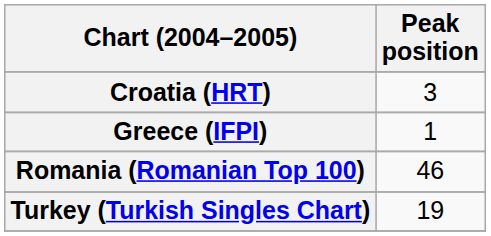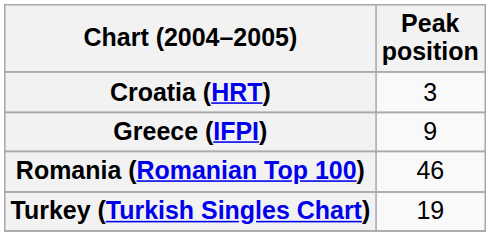(430, 131) 1 -> (430, 131) 9
